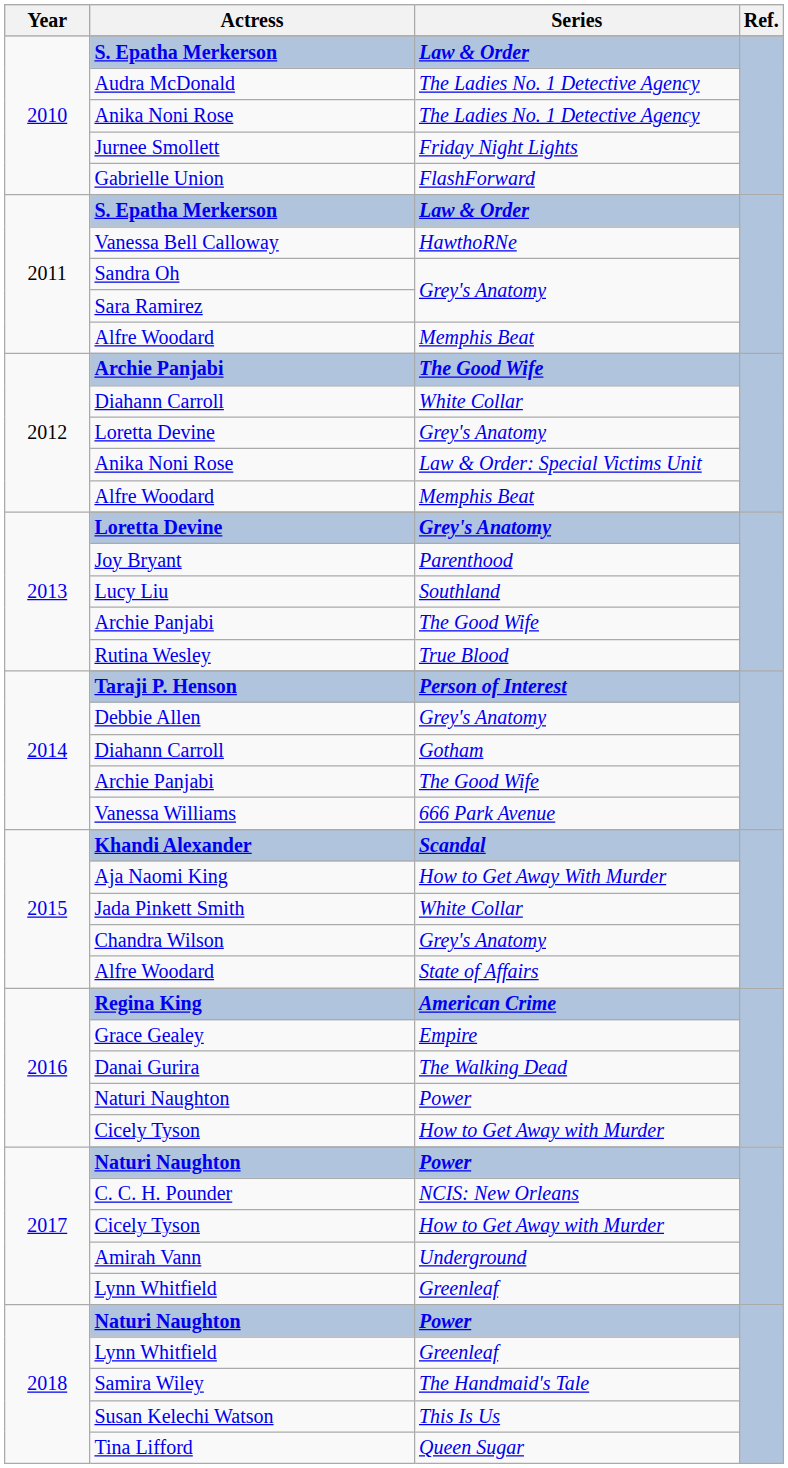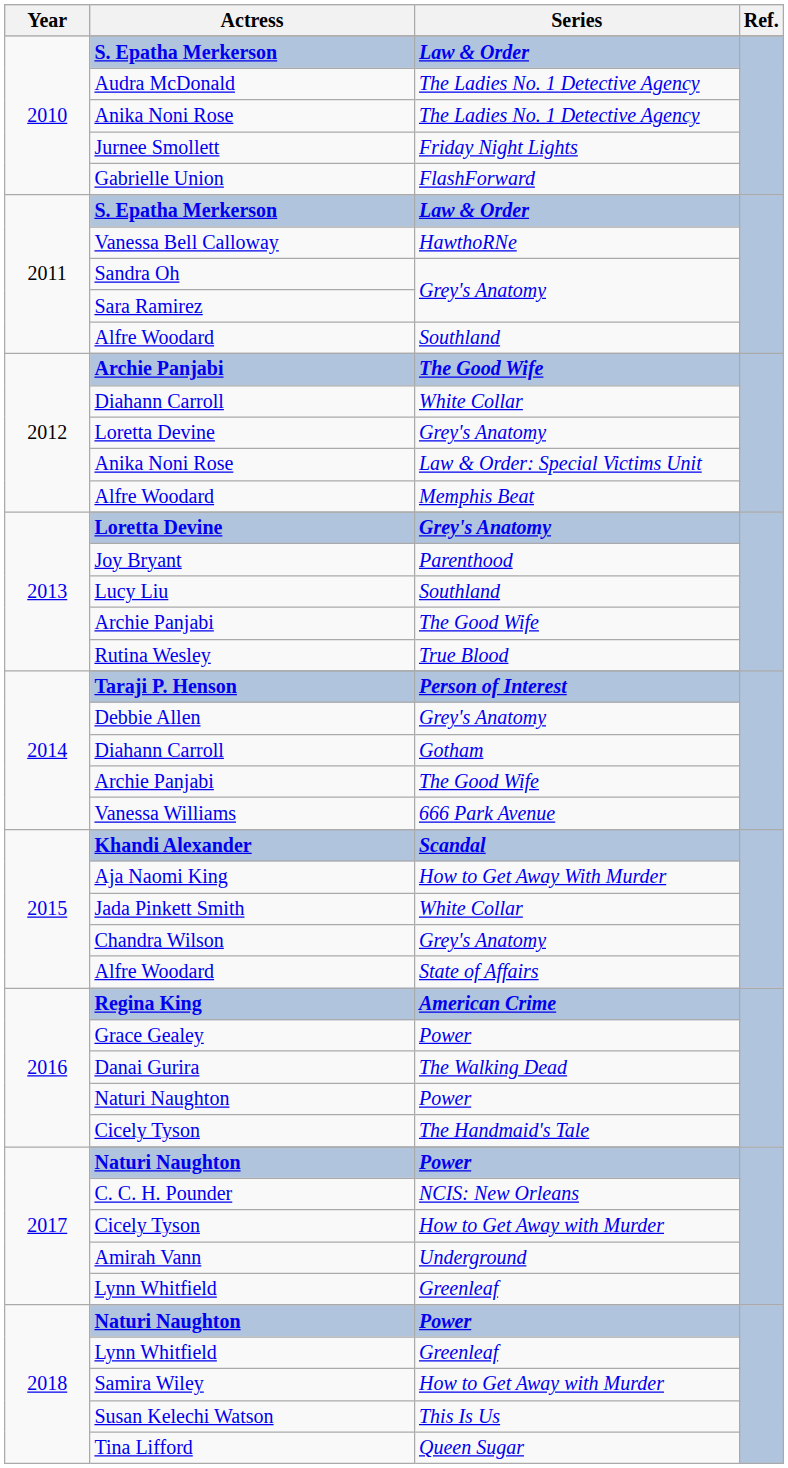(476, 337) Memphis Beat -> (460, 337) Southland
(448, 1035) Empire -> (445, 1035) Power
(541, 1130) How to Get Away with Murder -> (504, 1130) The Handmaid's Tale
(504, 1384) The Handmaid's Tale -> (541, 1384) How to Get Away with Murder
